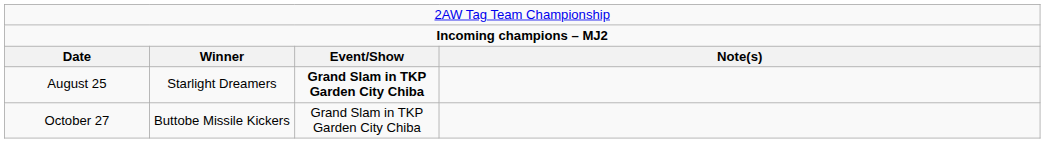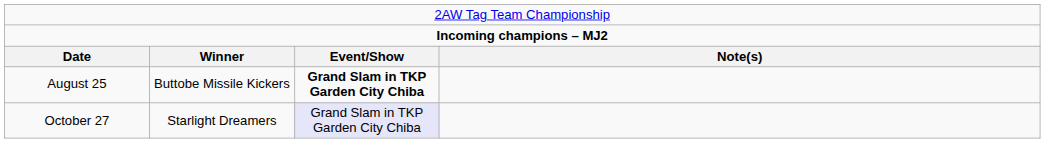(222, 84) Starlight Dreamers -> (222, 84) Buttobe Missile Kickers
(222, 120) Buttobe Missile Kickers -> (222, 120) Starlight Dreamers
(367, 120) no background -> (367, 120) lavender background
